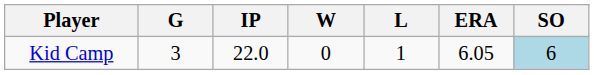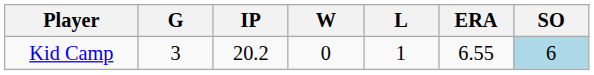(251, 52) 22.0 -> (251, 52) 20.2
(476, 52) 6.05 -> (476, 52) 6.55
